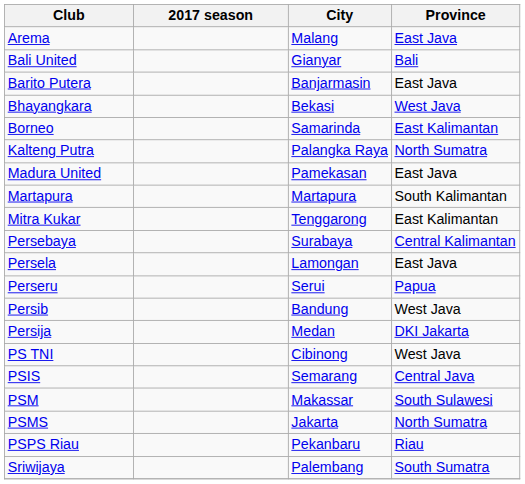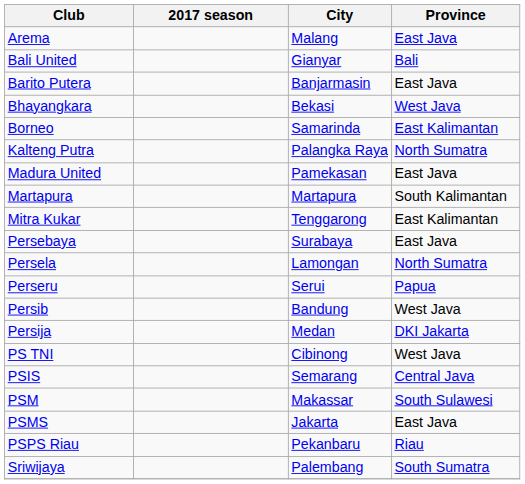(455, 241) Central Kalimantan -> (426, 241) East Java
(426, 264) East Java -> (441, 264) North Sumatra
(441, 422) North Sumatra -> (426, 422) East Java
